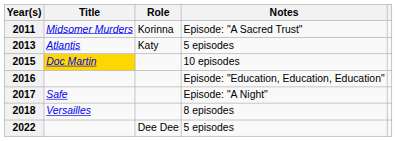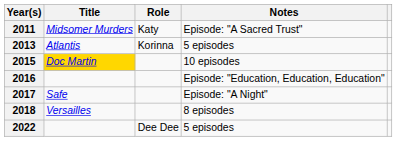(156, 29) Korinna -> (148, 29) Katy
(148, 45) Katy -> (156, 45) Korinna
